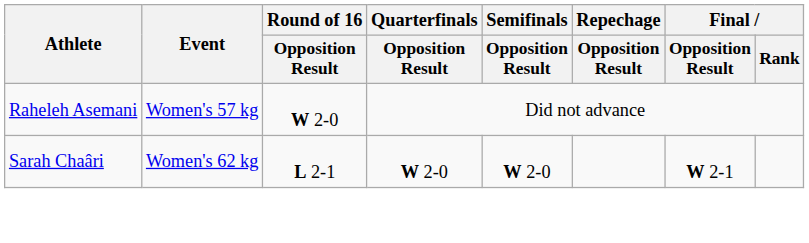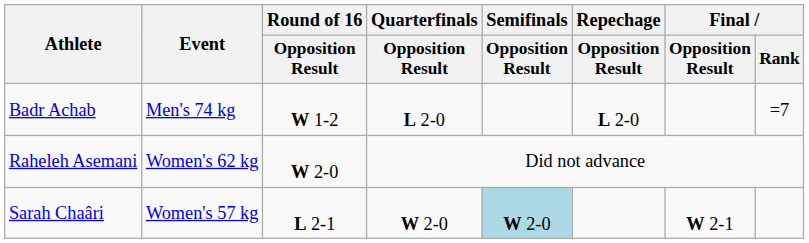+ row: (52, 109)
(202, 109) Women's 57 kg -> (202, 161) Women's 62 kg
(202, 161) Women's 62 kg -> (202, 213) Women's 57 kg
(527, 172) no background -> (527, 224) lightblue background
